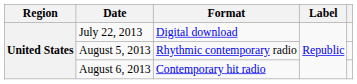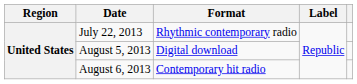(197, 32) Digital download -> (226, 32) Rhythmic contemporary radio
(226, 50) Rhythmic contemporary radio -> (197, 50) Digital download
